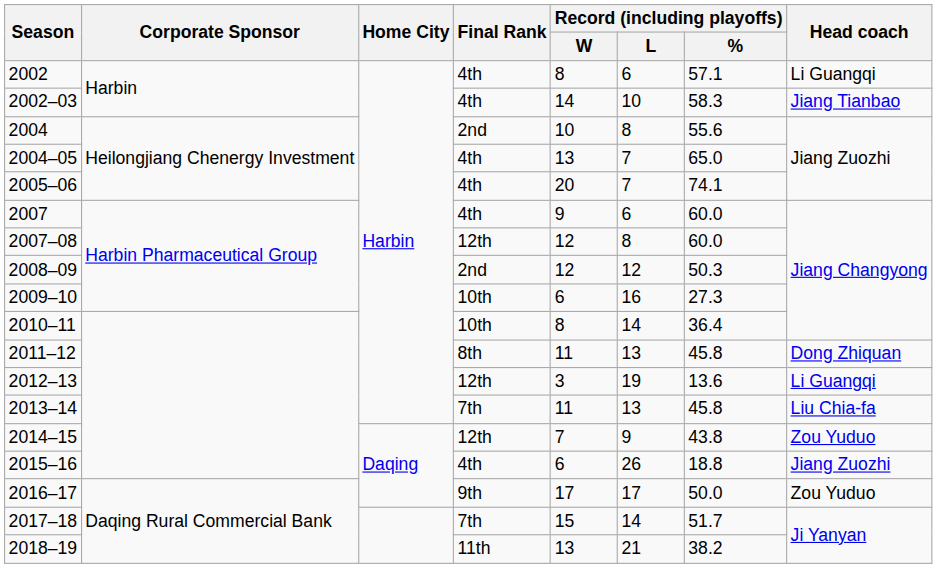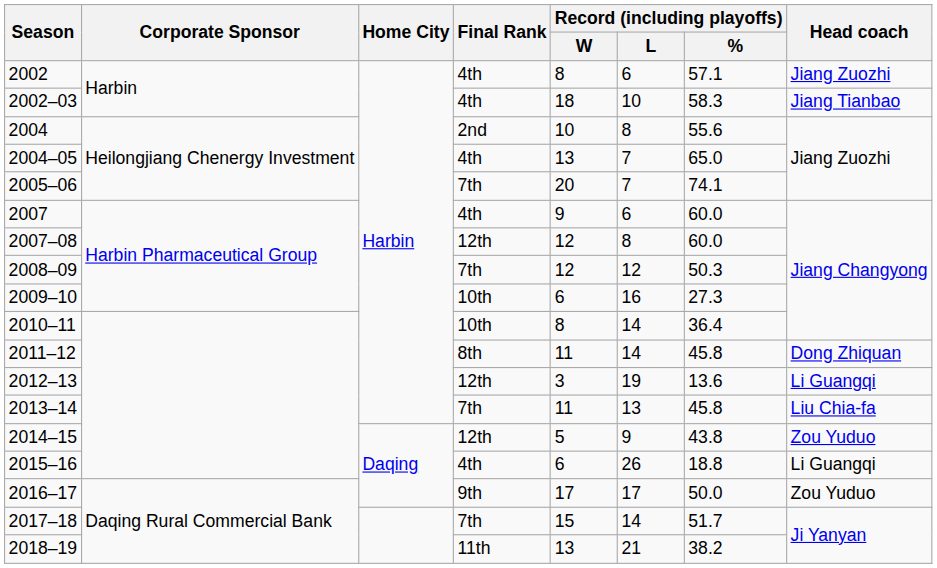(833, 74) Li Guangqi -> (841, 74) Jiang Zuozhi
(564, 102) 14 -> (564, 102) 18
(470, 185) 4th -> (470, 185) 7th
(472, 269) 2nd -> (470, 269) 7th
(631, 353) 13 -> (631, 353) 14
(560, 437) 7 -> (560, 437) 5
(841, 465) Jiang Zuozhi -> (833, 465) Li Guangqi
